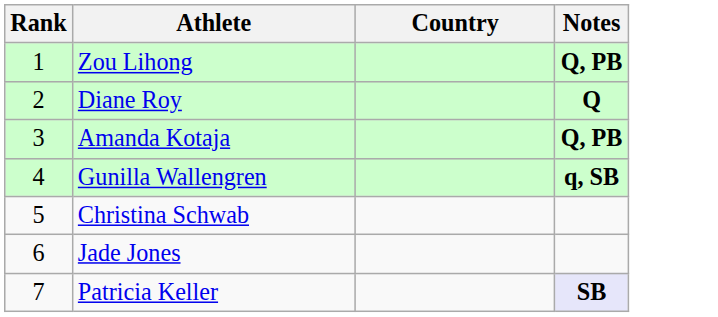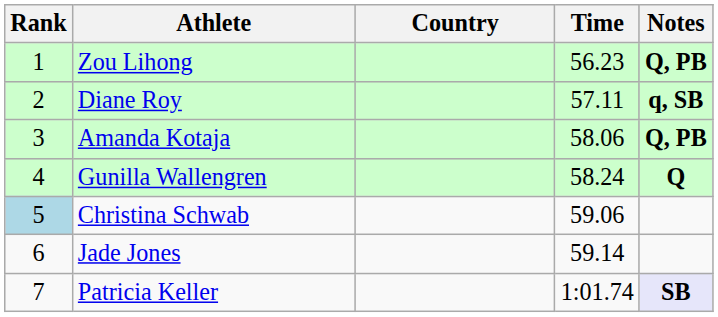+ column: (597, 23)
(592, 100) Q -> (676, 100) q, SB
(592, 176) q, SB -> (676, 176) Q
(39, 215) no background -> (39, 215) lightblue background
